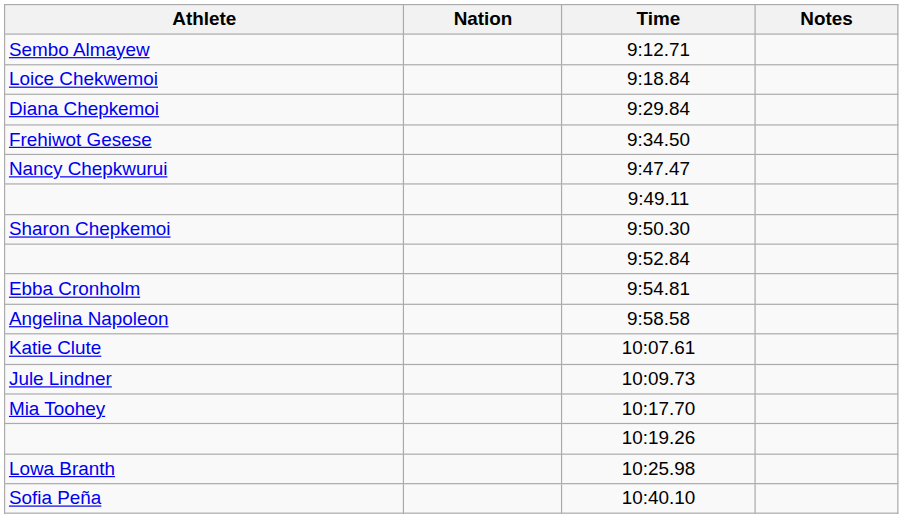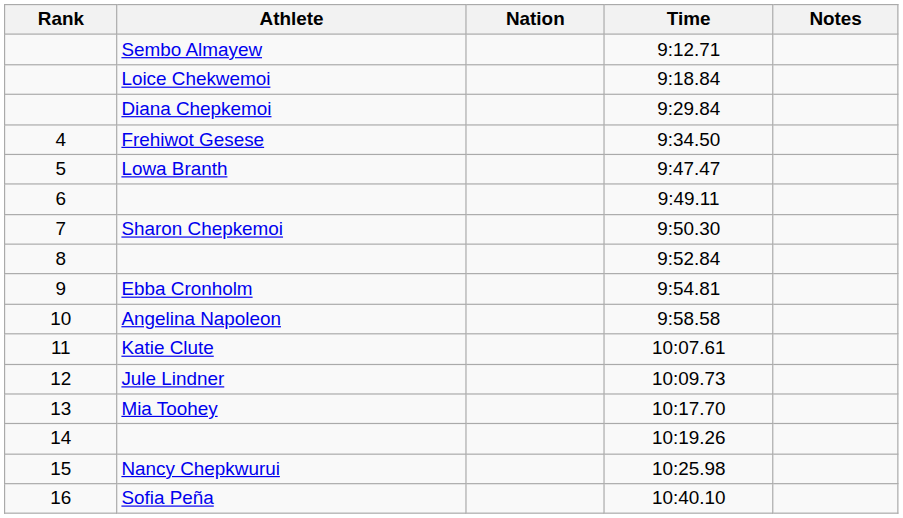+ column: (61, 19)
(88, 169) Nancy Chepkwurui -> (174, 169) Lowa Branth
(62, 468) Lowa Branth -> (201, 468) Nancy Chepkwurui
